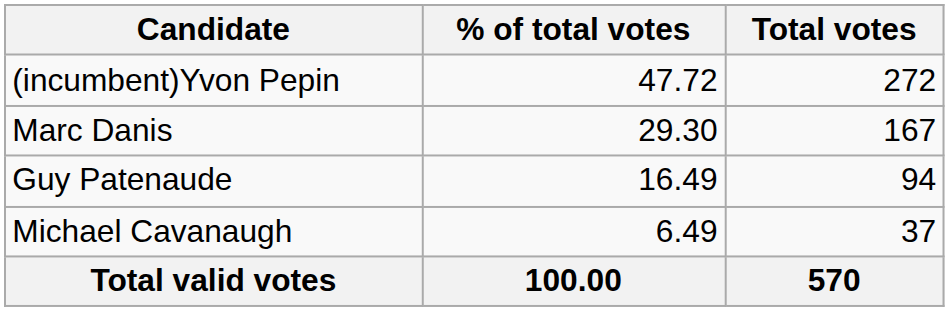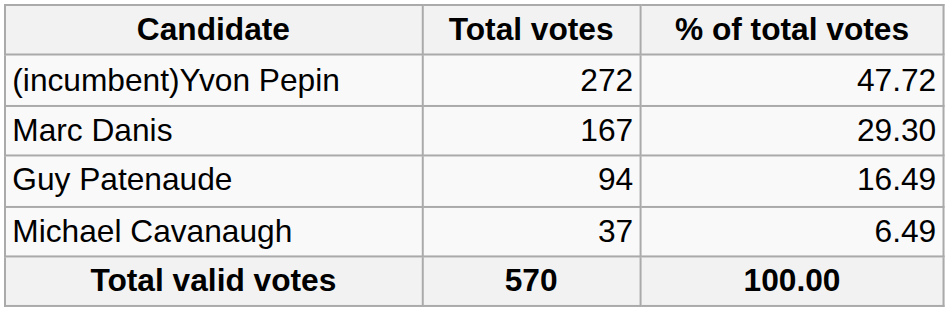columns swapped: (834, 29) <-> (573, 29)
